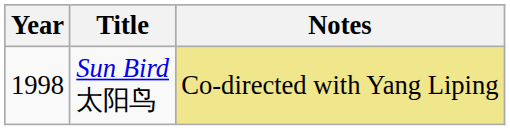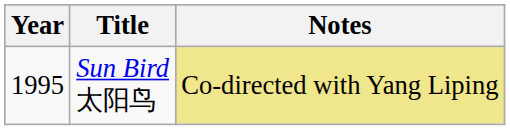(38, 85) 1998 -> (38, 85) 1995
